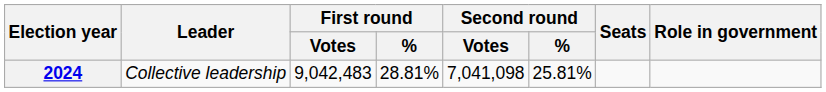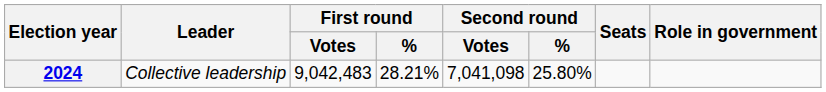(409, 73) 28.81% -> (409, 73) 28.21%
(562, 73) 25.81% -> (562, 73) 25.80%
